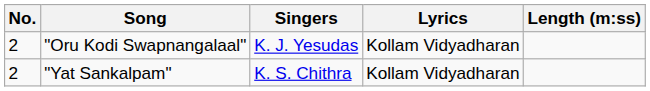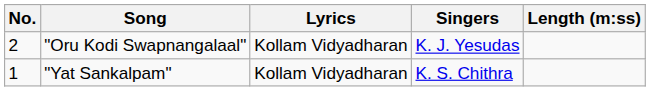columns swapped: (306, 18) <-> (443, 18)
(13, 73) 2 -> (13, 73) 1
